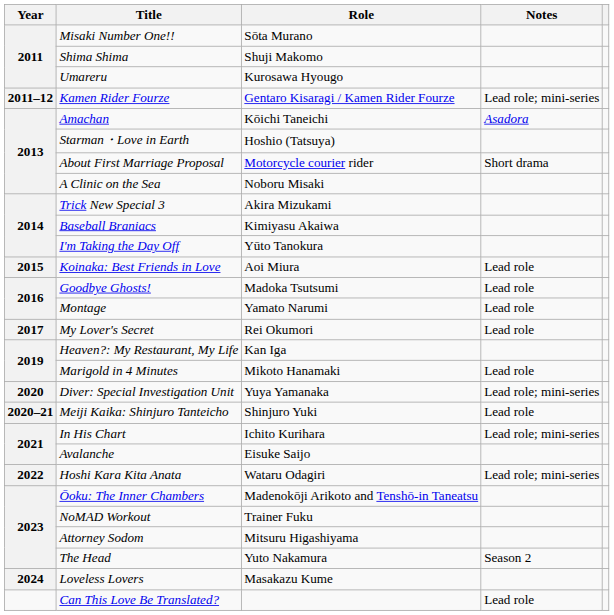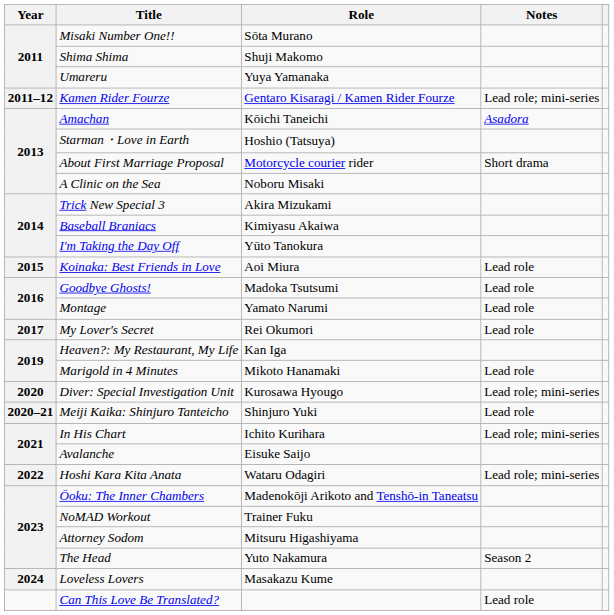(294, 77) Kurosawa Hyougo -> (287, 77) Yuya Yamanaka
(287, 391) Yuya Yamanaka -> (294, 391) Kurosawa Hyougo
